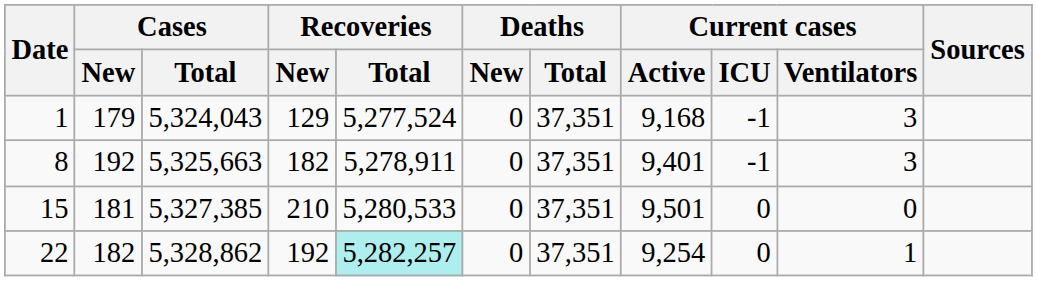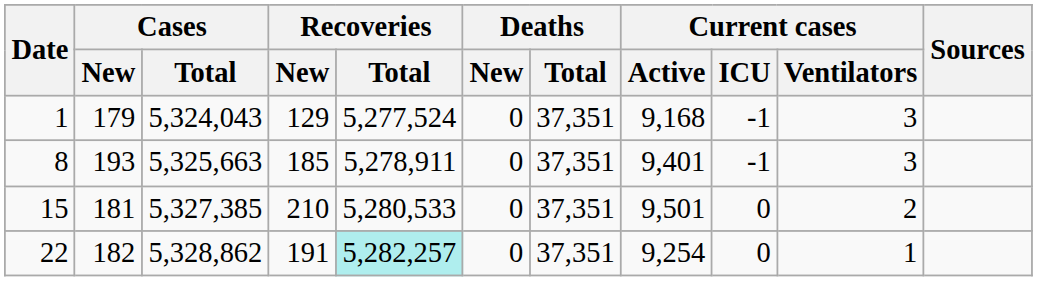(114, 162) 192 -> (114, 162) 193
(308, 162) 182 -> (308, 162) 185
(910, 207) 0 -> (910, 207) 2
(308, 252) 192 -> (308, 252) 191
